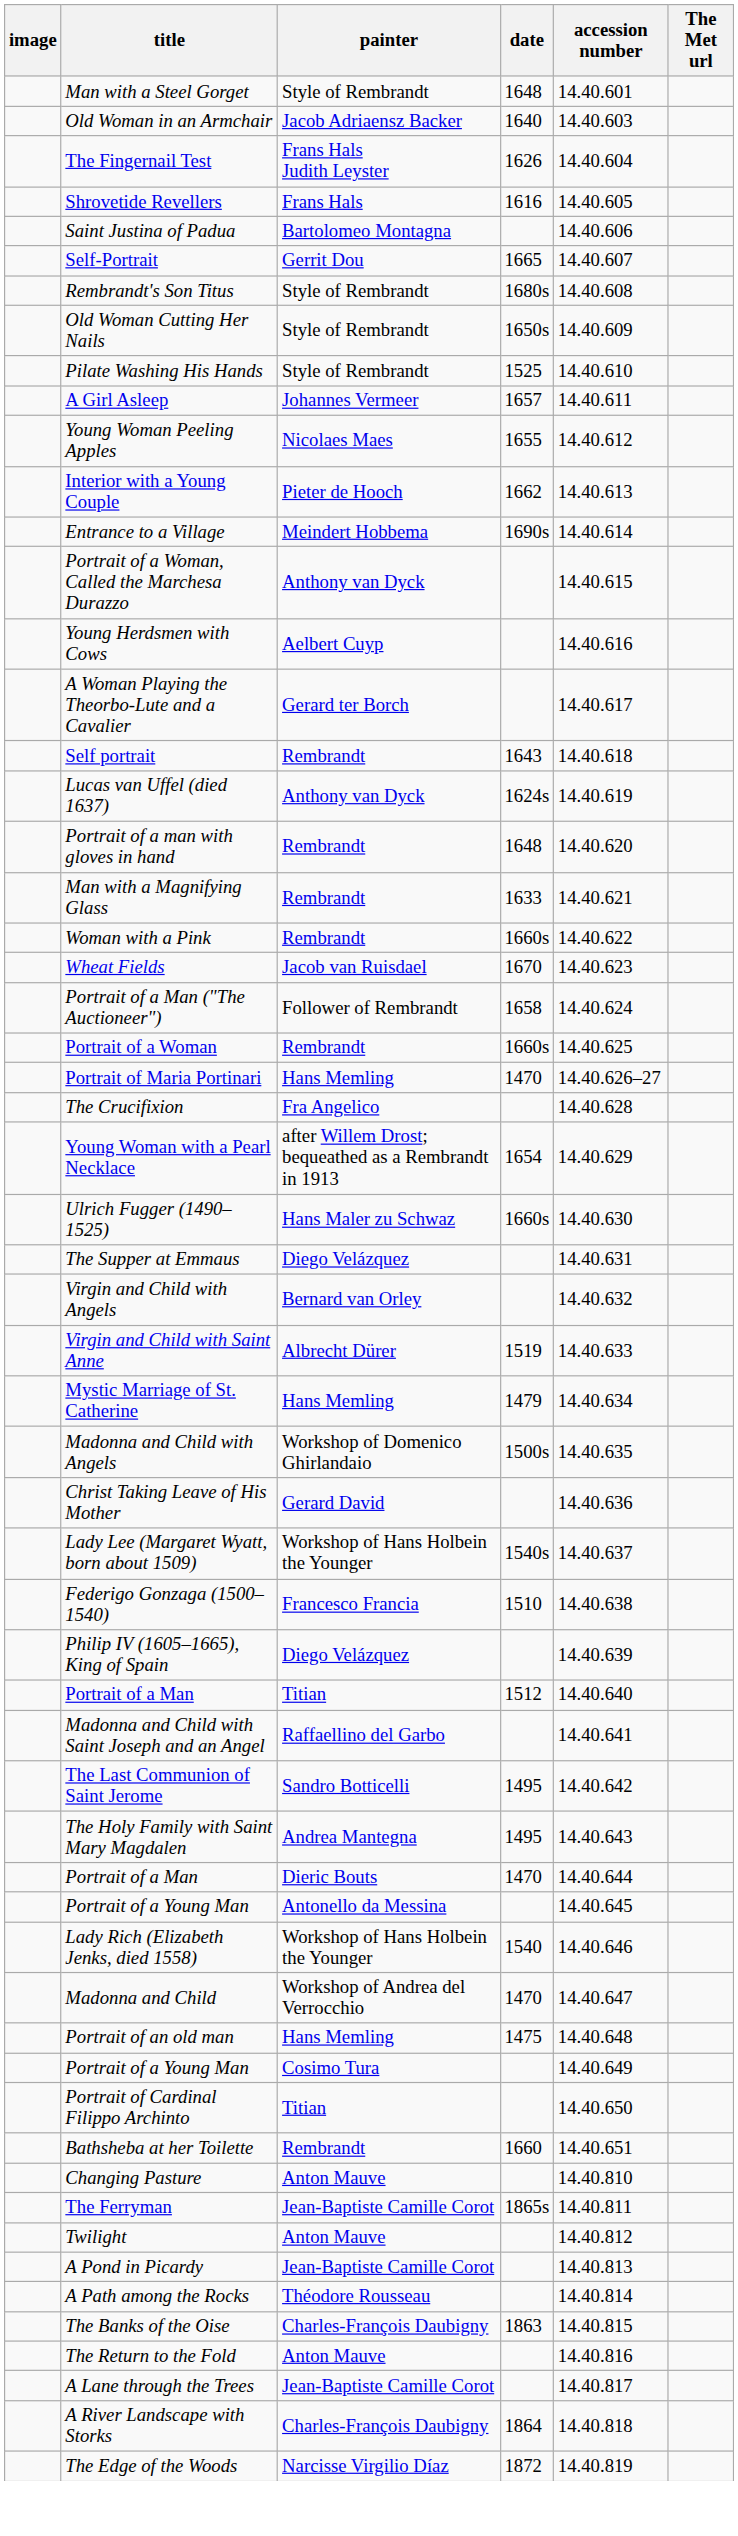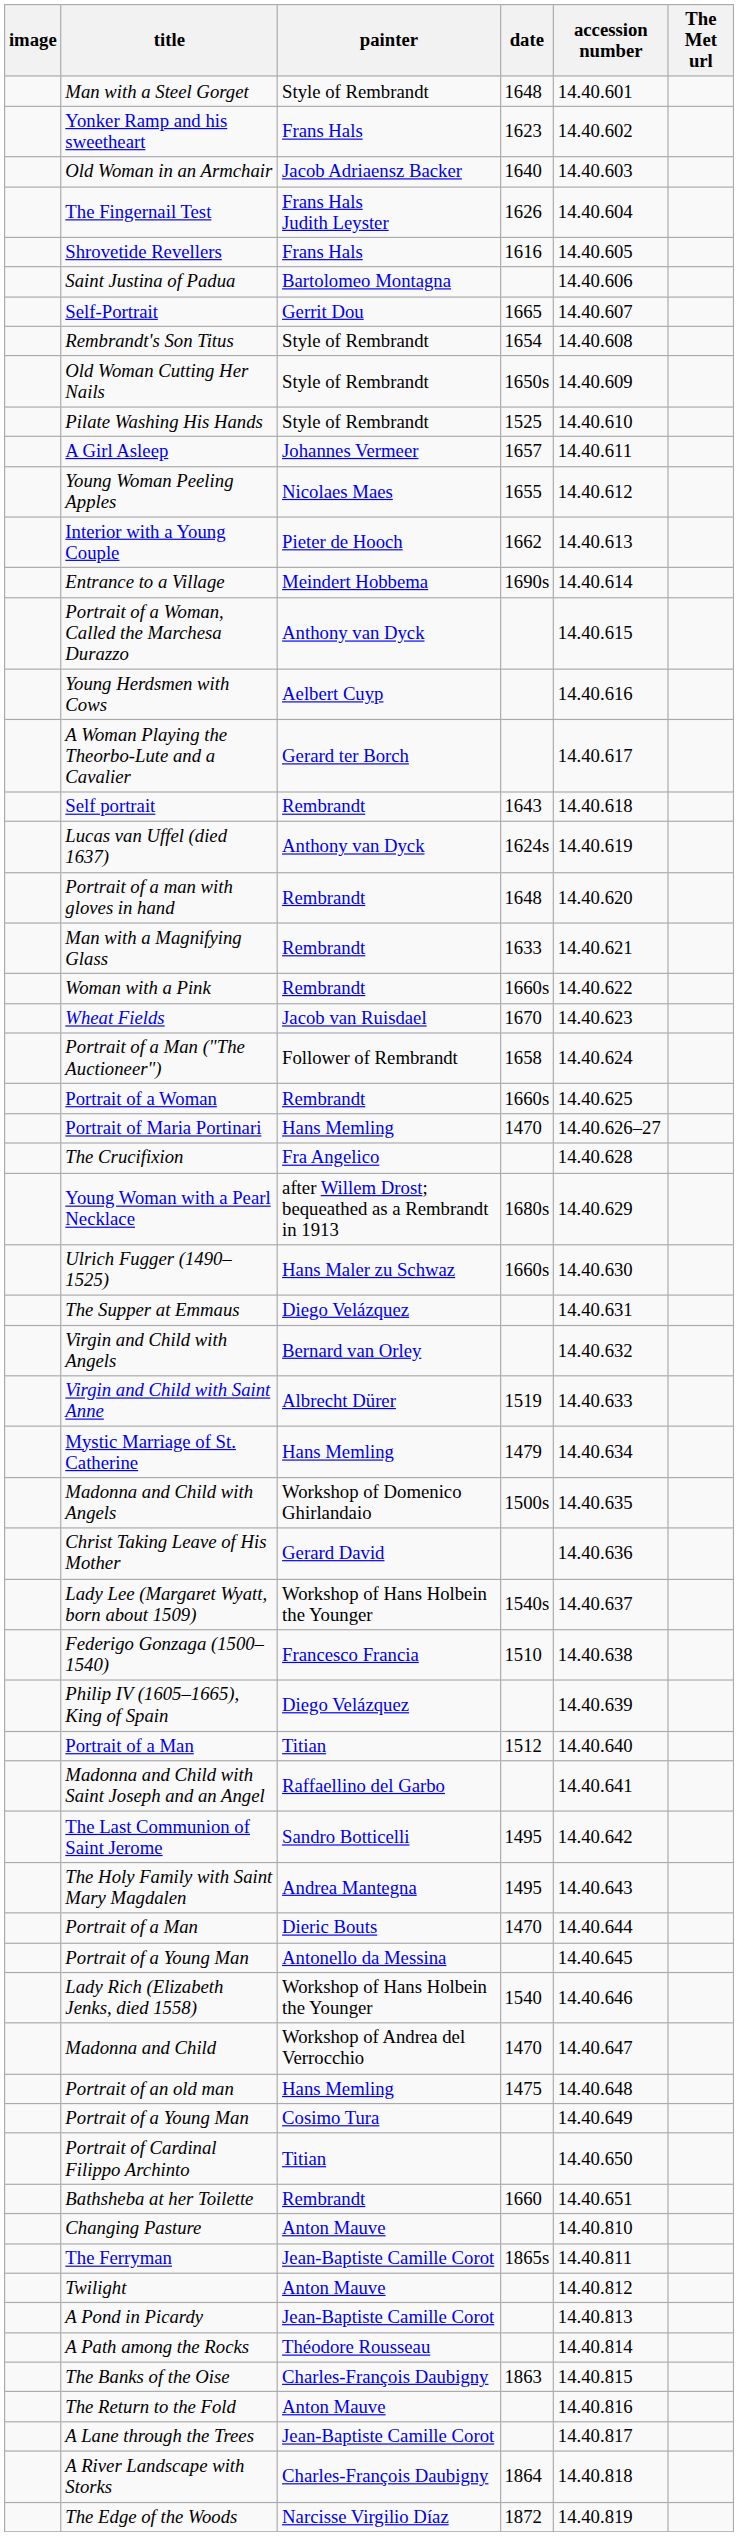+ row: (146, 131)
(527, 290) 1680s -> (523, 341) 1654
(523, 1157) 1654 -> (527, 1208) 1680s
